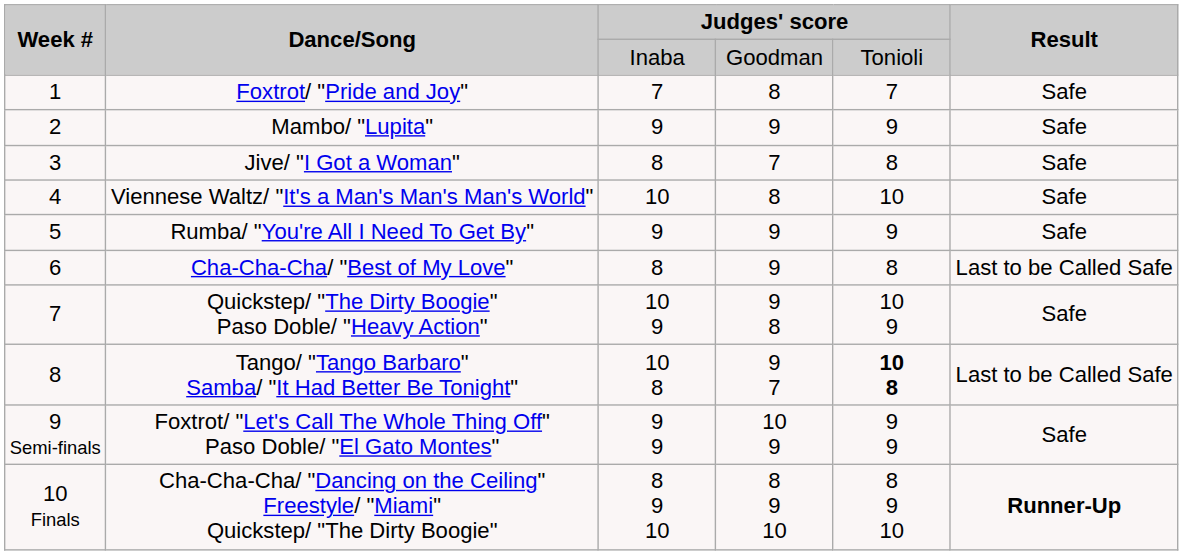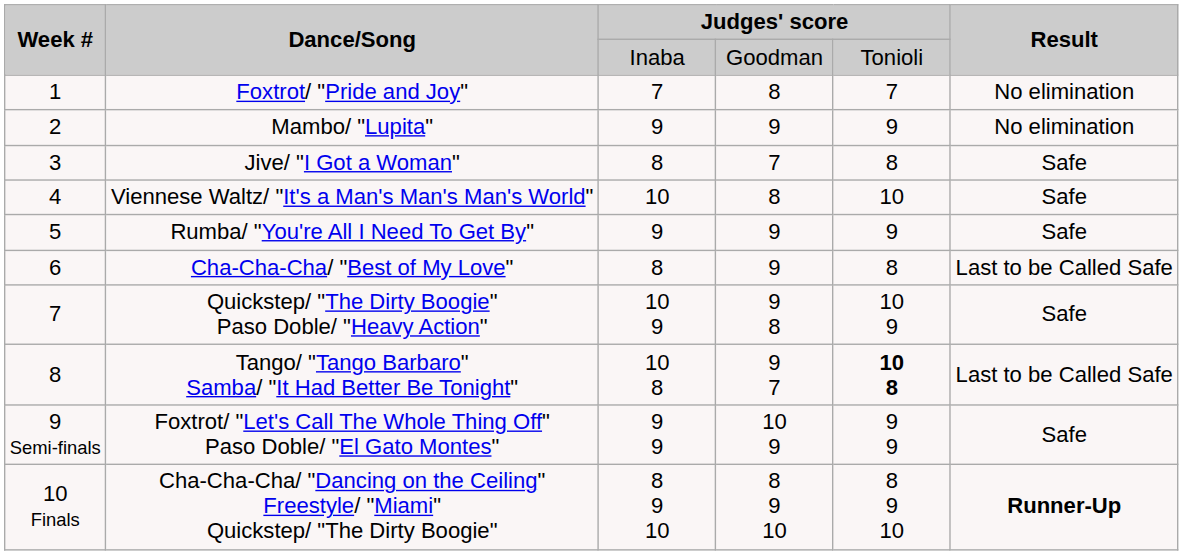(1064, 92) Safe -> (1064, 92) No elimination
(1064, 127) Safe -> (1064, 127) No elimination
